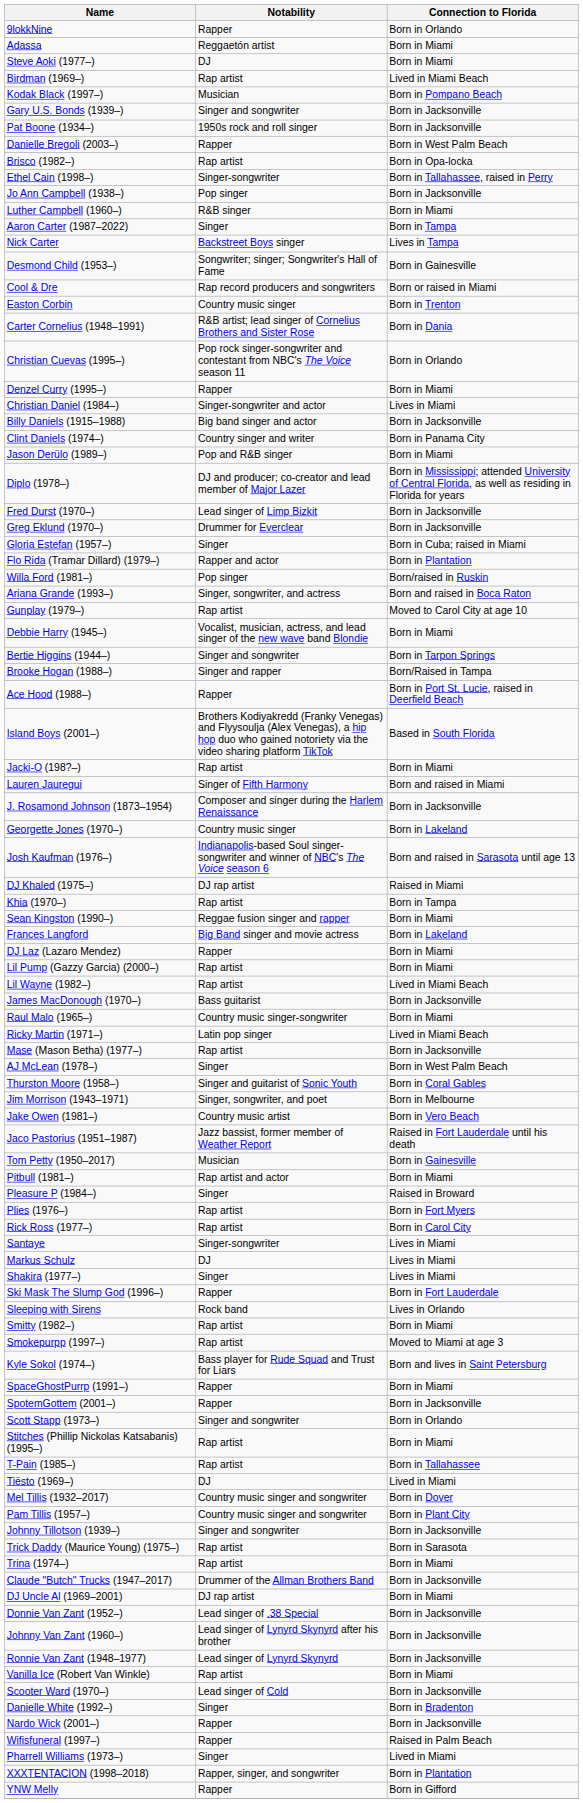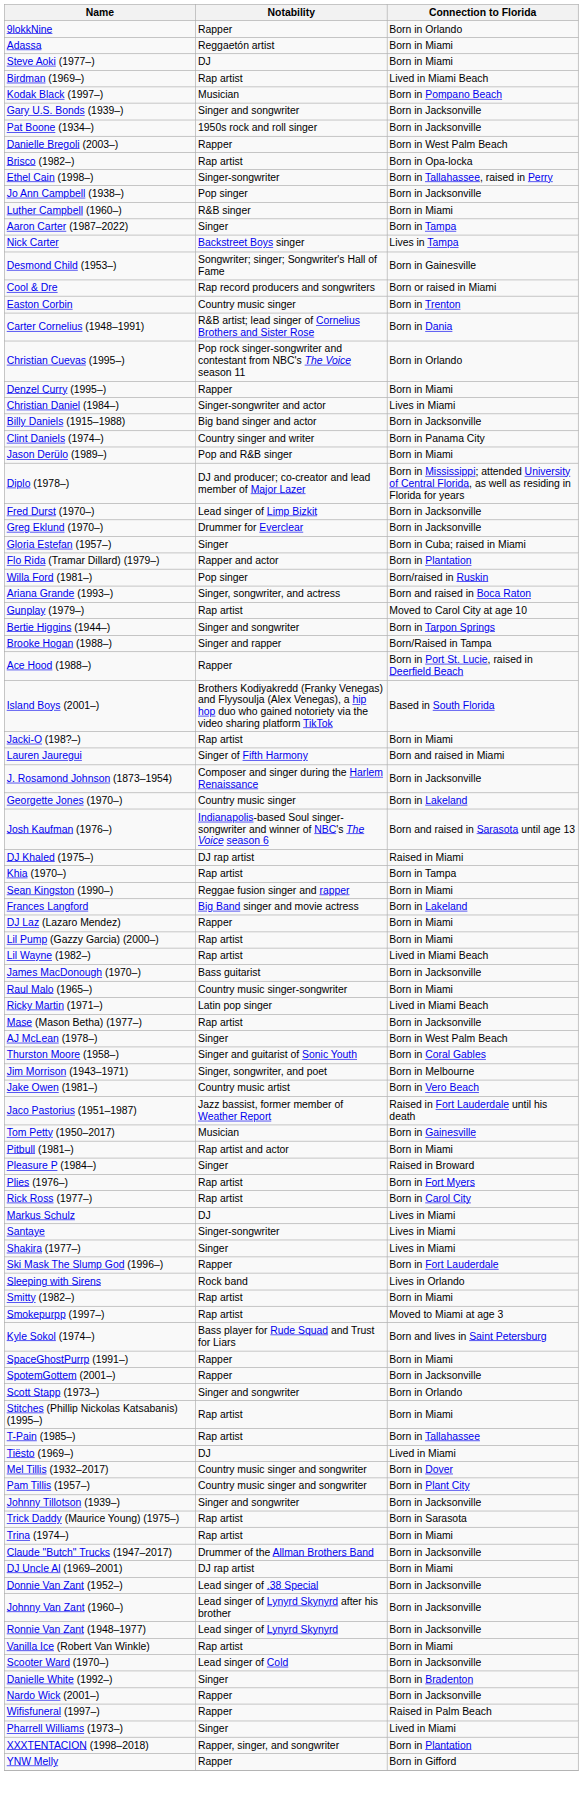- row: (57, 633)
rows swapped: (26, 1243) <-> (41, 1260)
